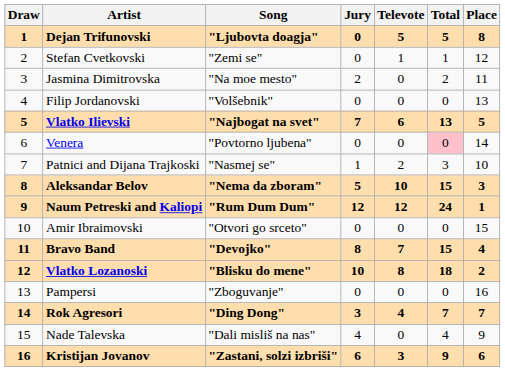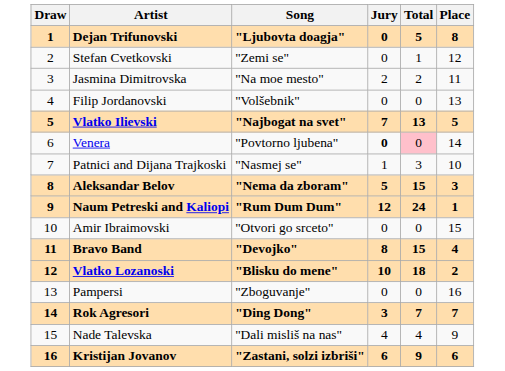- column: (401, 15)
(358, 143) normal -> (384, 143) bold
